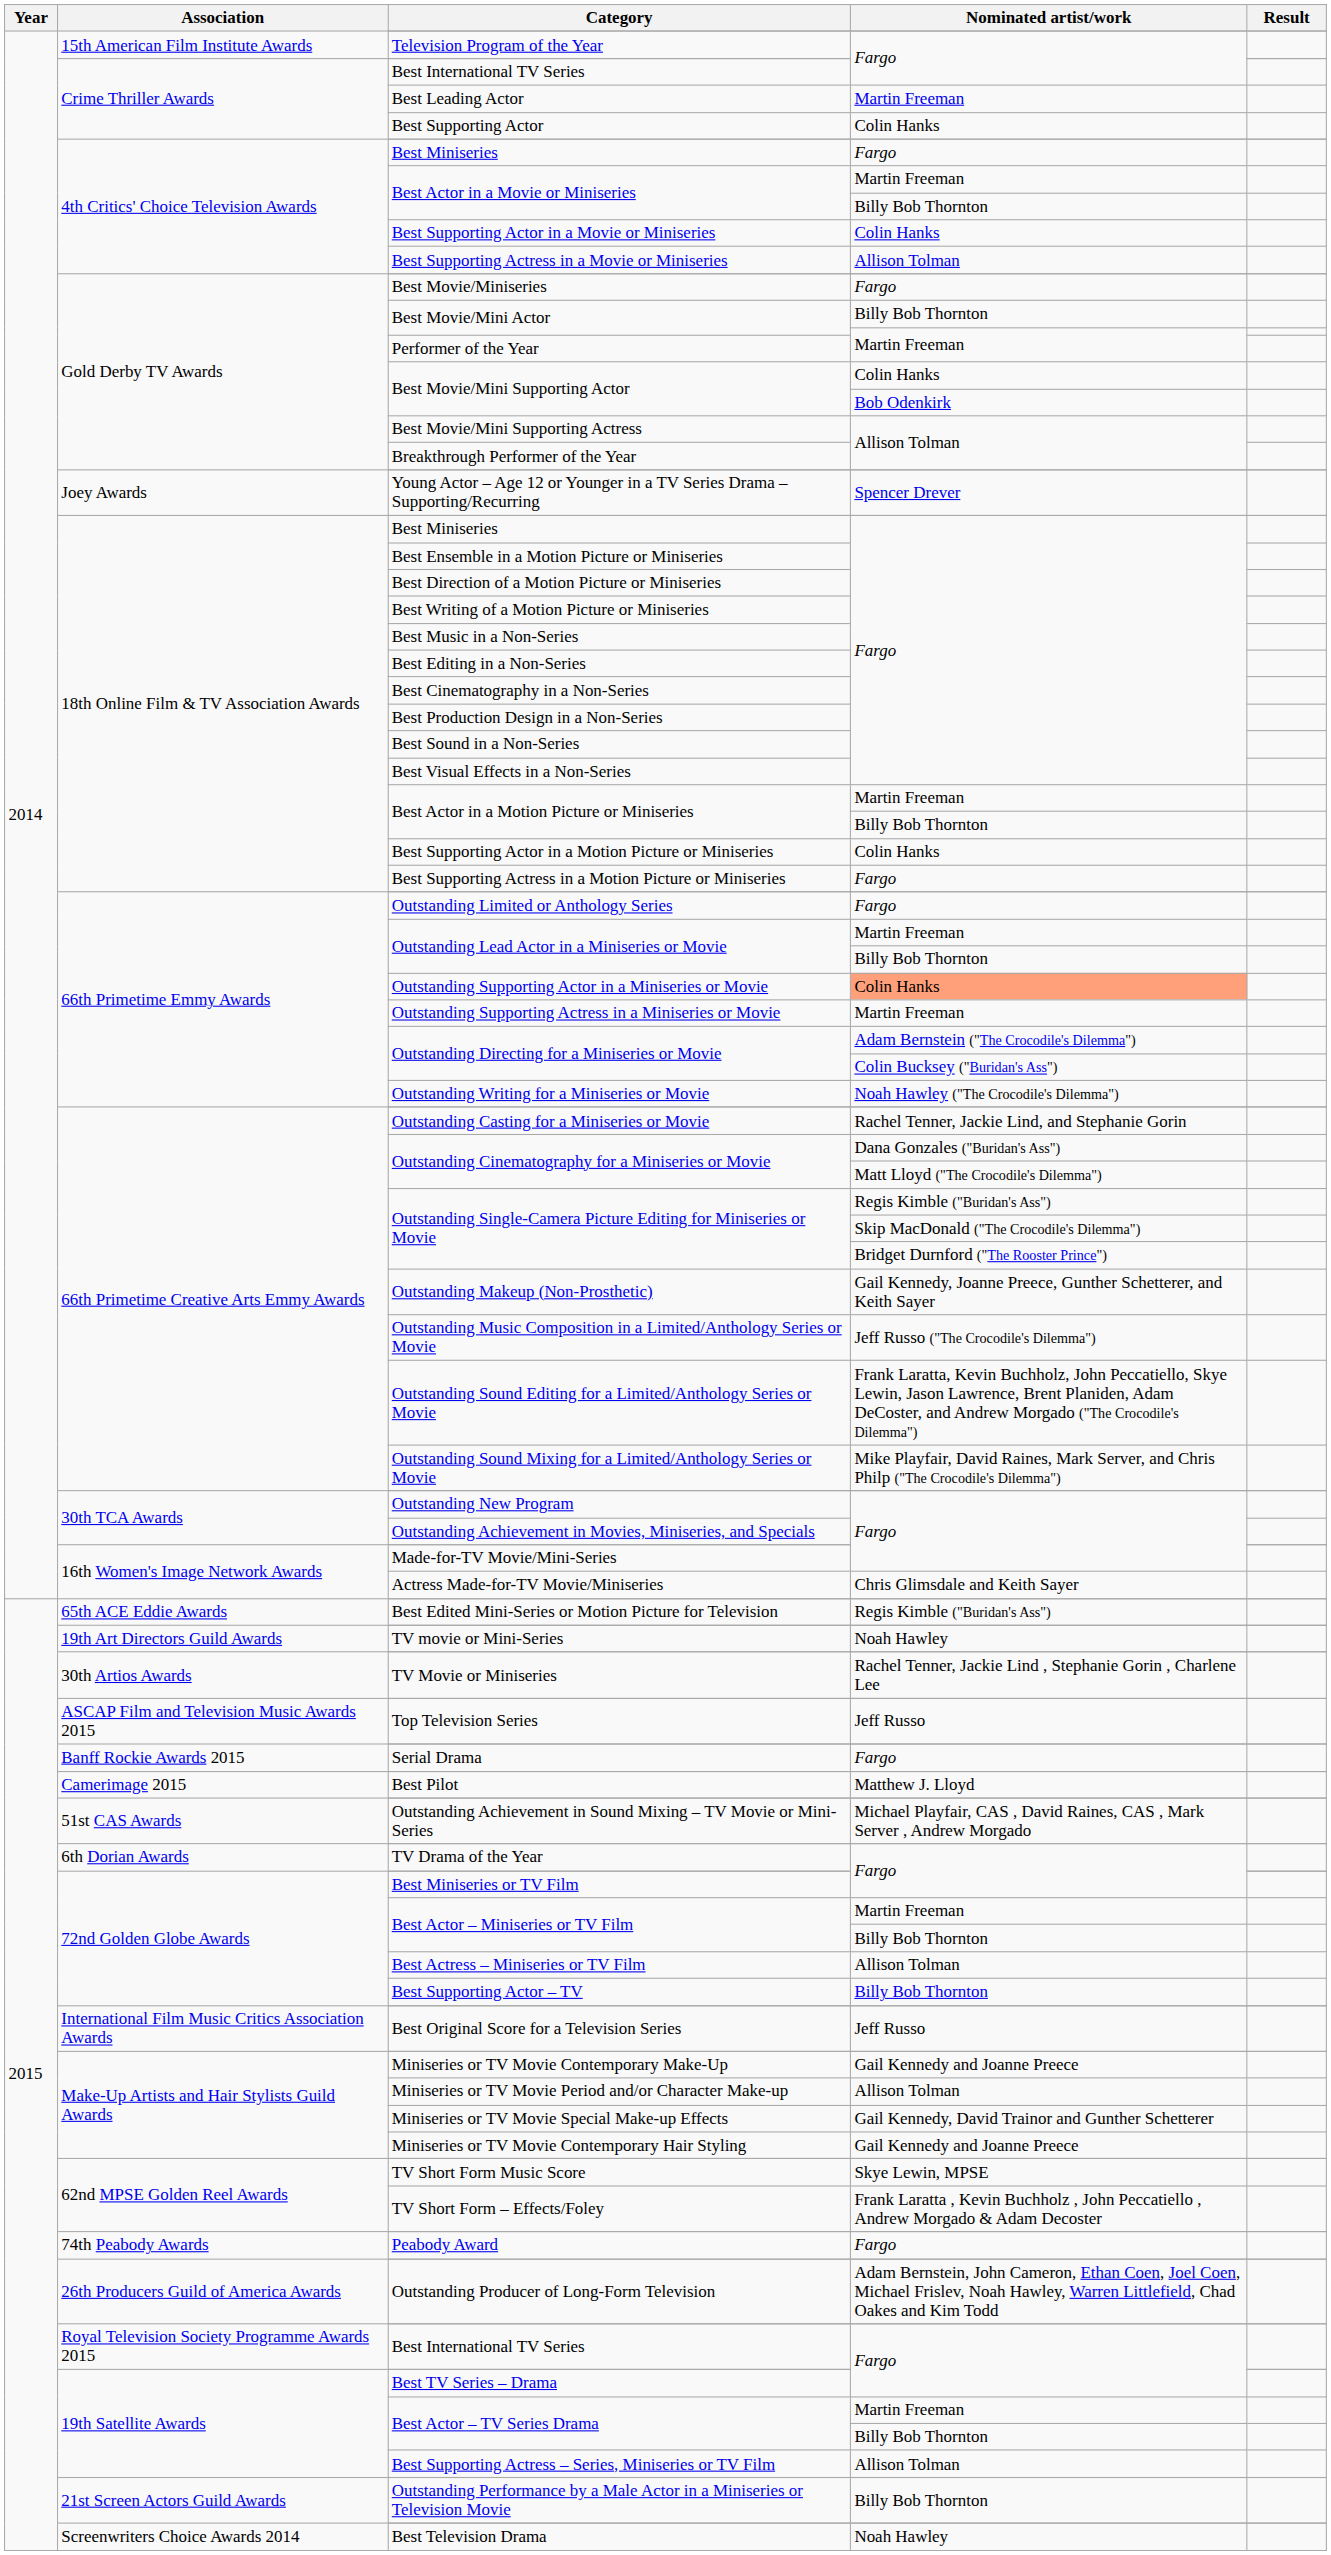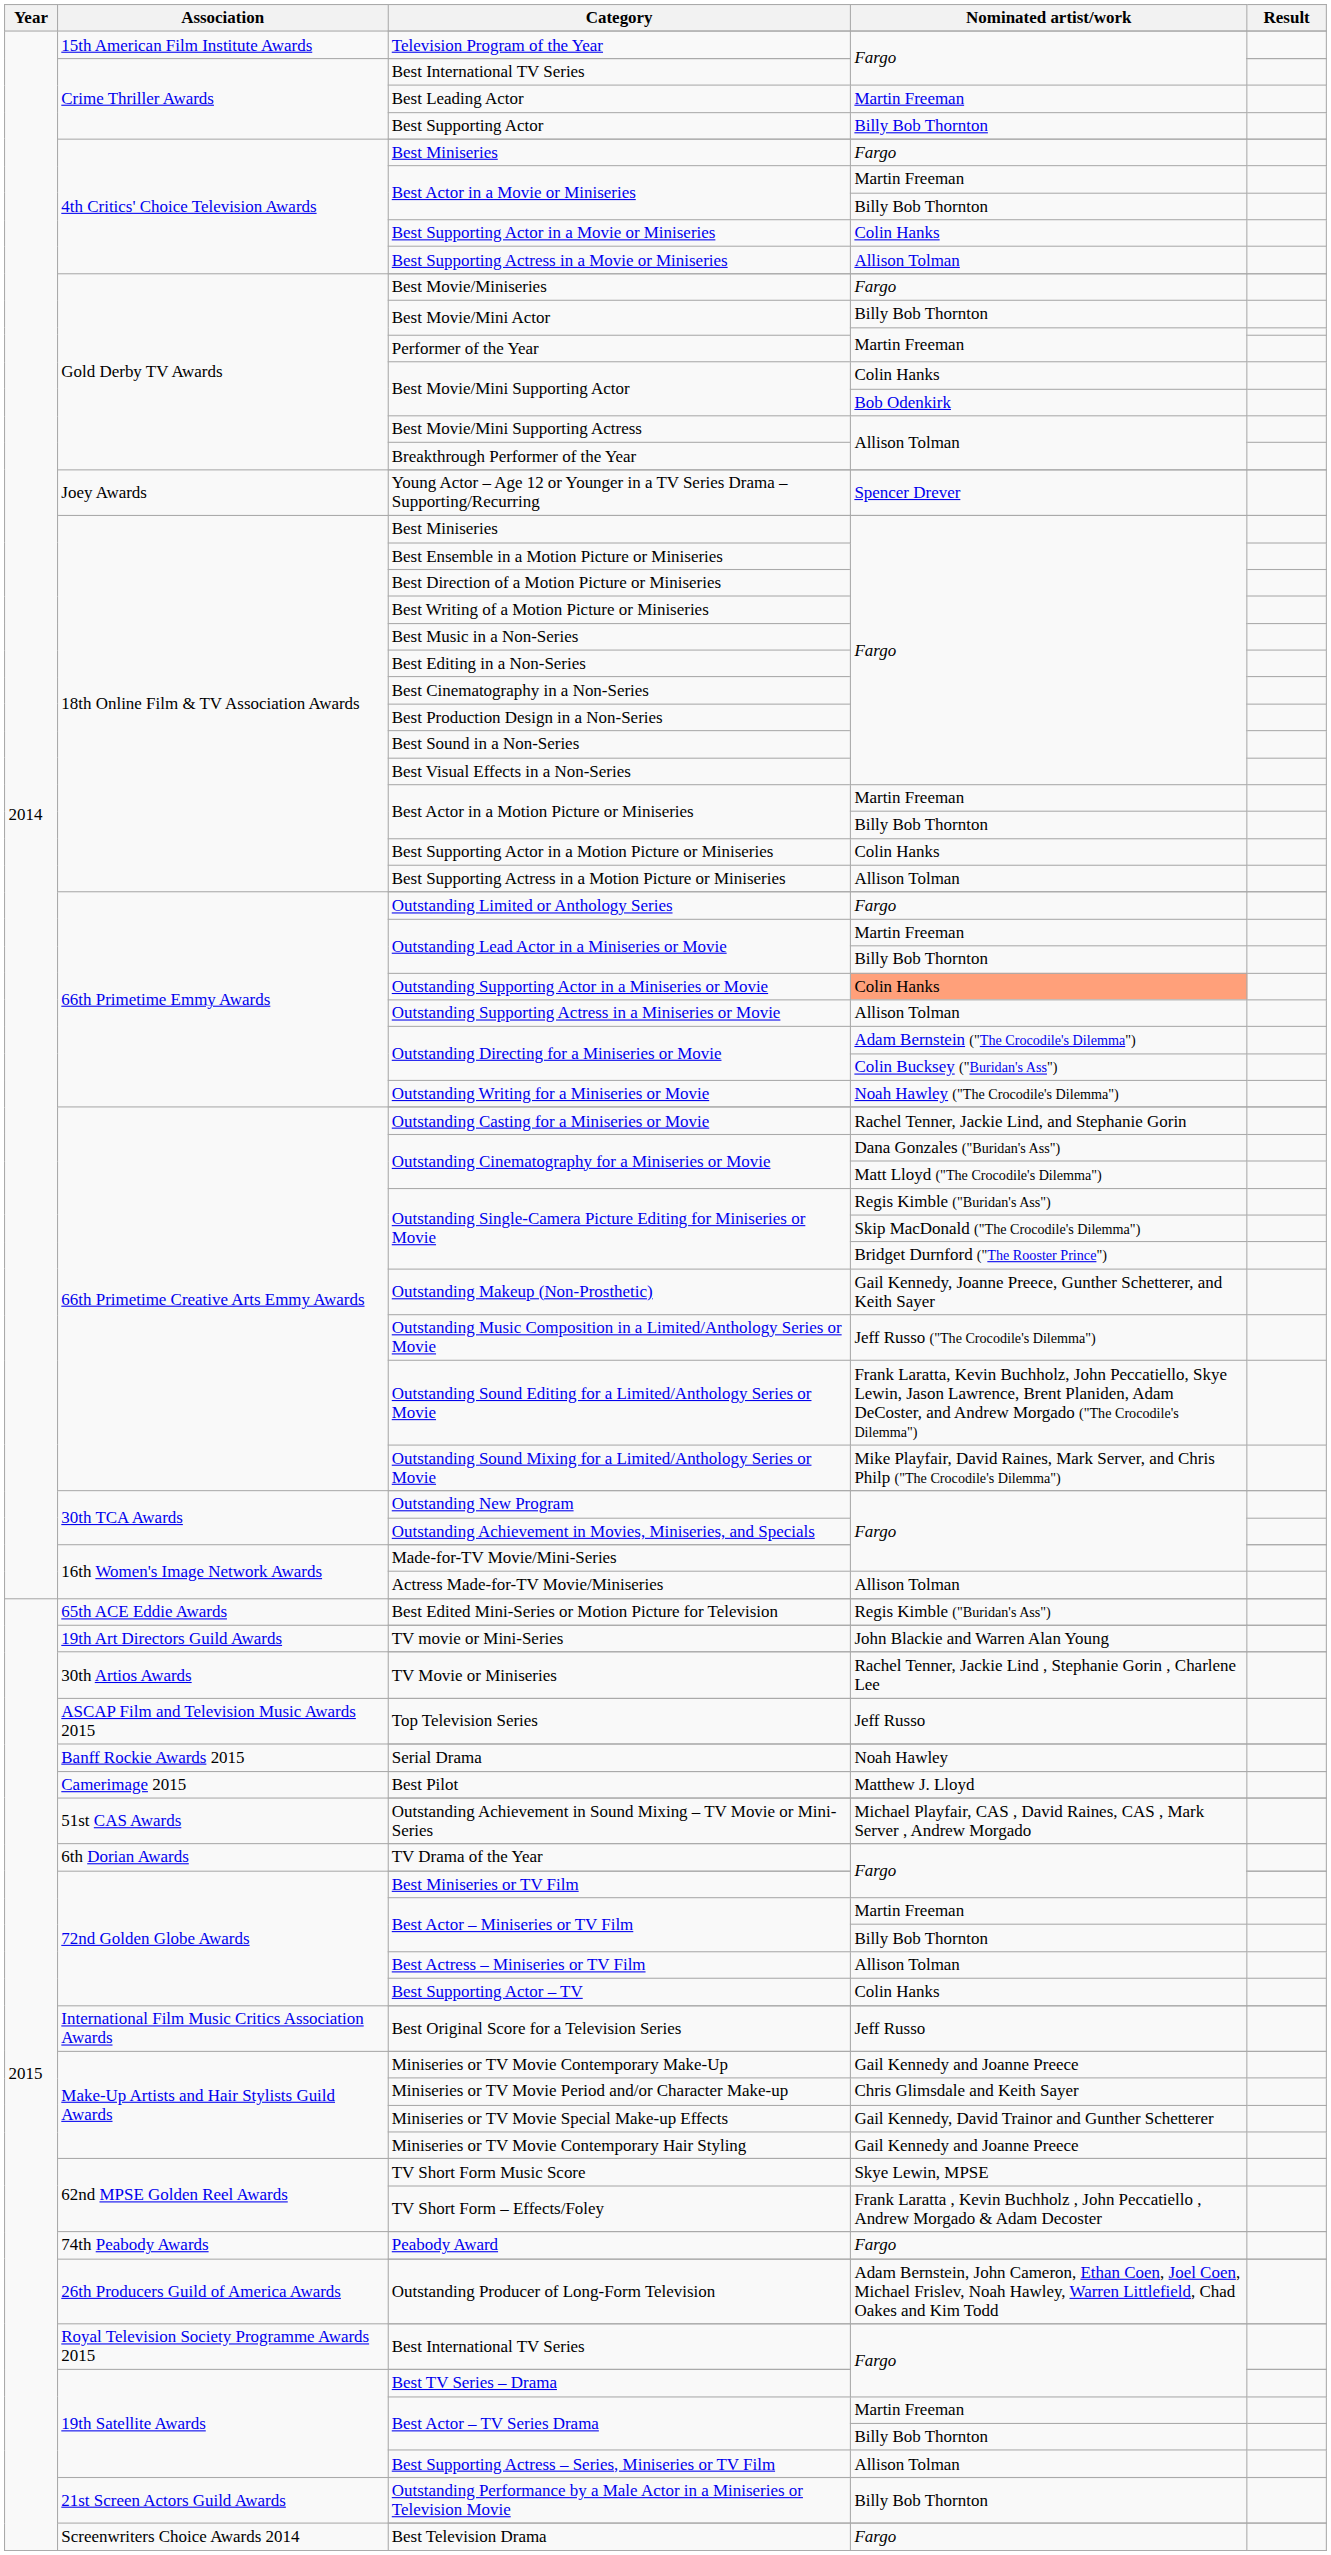(897, 125) Colin Hanks -> (921, 125) Billy Bob Thornton
(875, 878) Fargo -> (907, 878) Allison Tolman
(909, 1013) Martin Freeman -> (907, 1013) Allison Tolman
(966, 1584) Chris Glimsdale and Keith Sayer -> (907, 1584) Allison Tolman
(901, 1638) Noah Hawley -> (982, 1638) John Blackie and Warren Alan Young
(875, 1757) Fargo -> (901, 1757) Noah Hawley
(921, 1991) Billy Bob Thornton -> (897, 1991) Colin Hanks
(907, 2091) Allison Tolman -> (966, 2091) Chris Glimsdale and Keith Sayer
(901, 2536) Noah Hawley -> (875, 2536) Fargo
